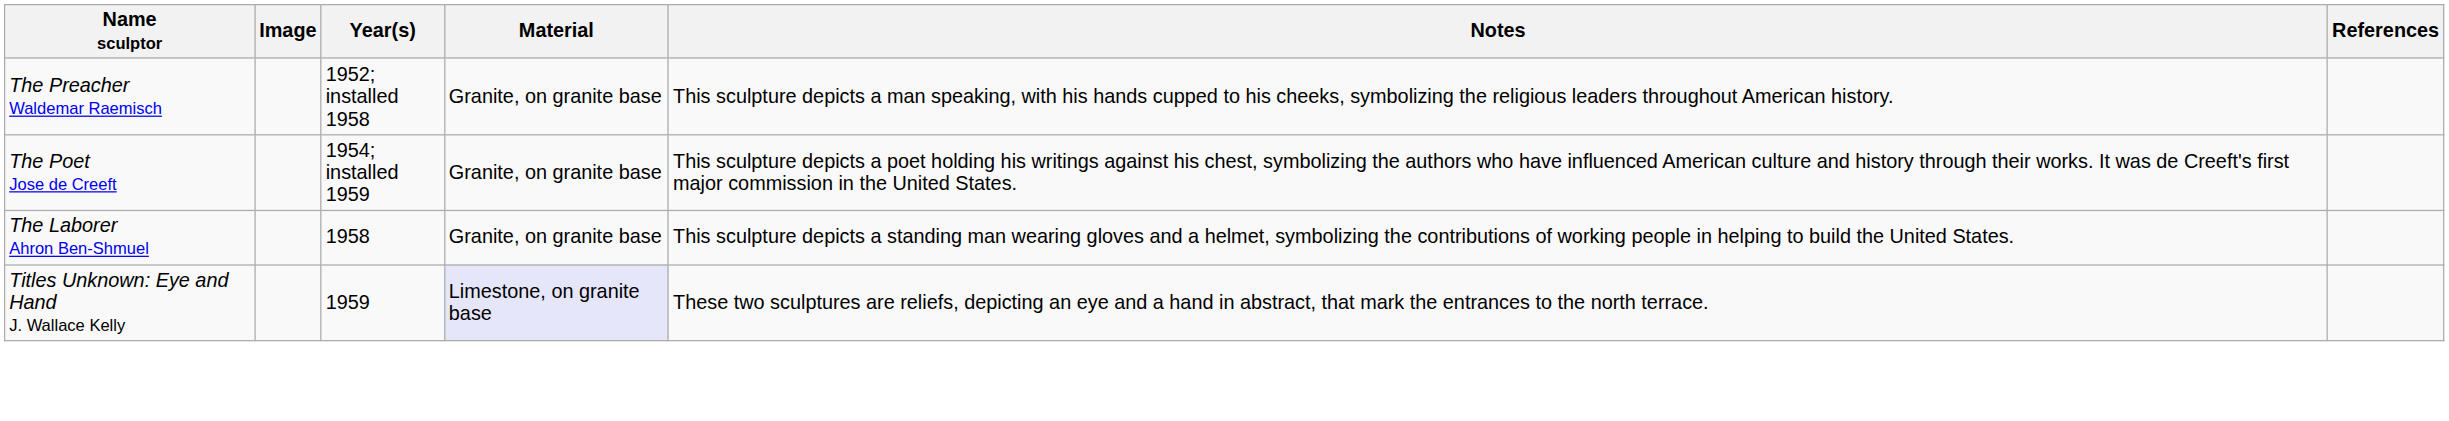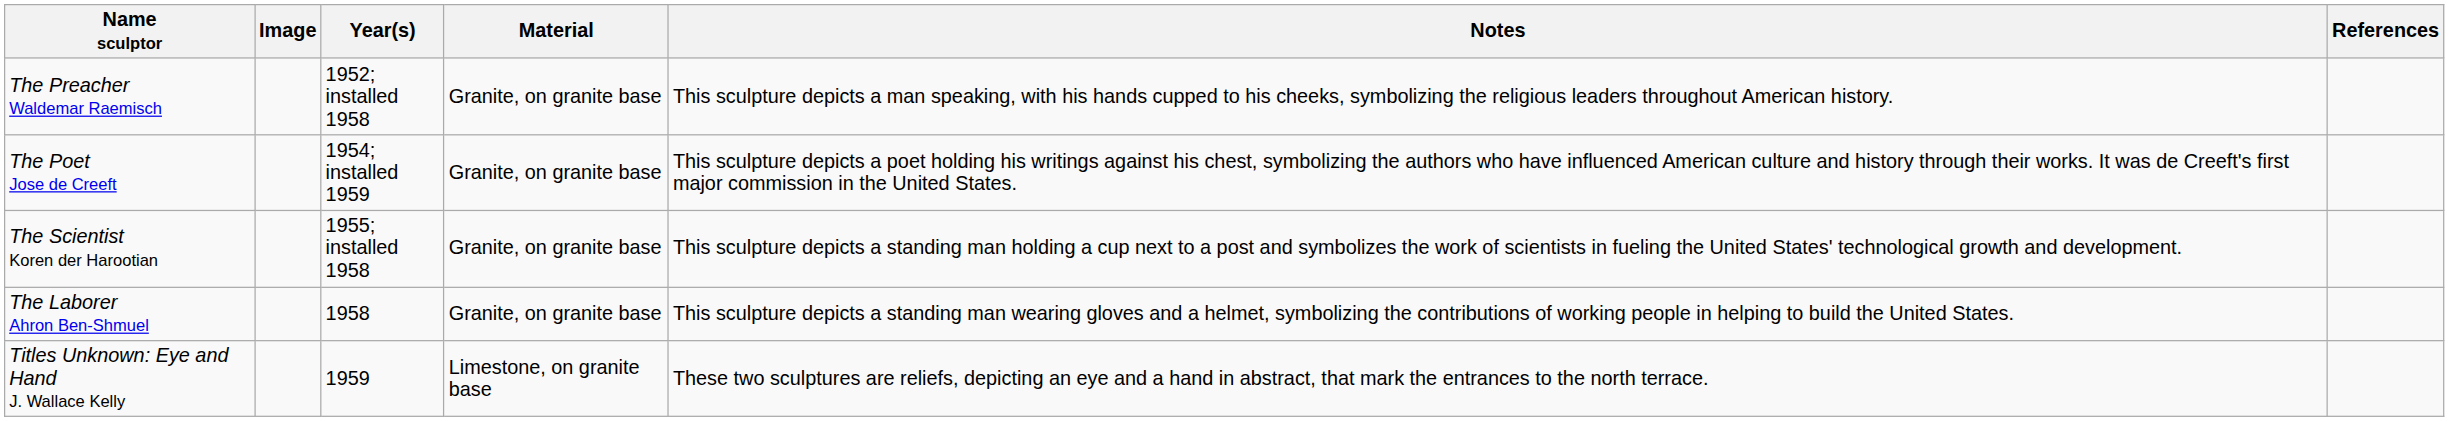+ row: (84, 248)
(544, 302) lavender background -> (544, 378) no background
